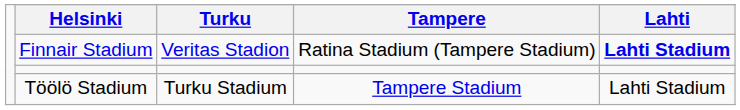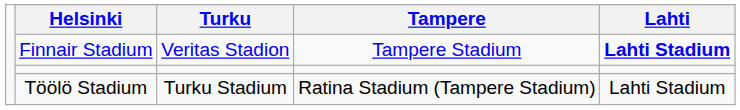(447, 49) Ratina Stadium (Tampere Stadium) -> (447, 49) Tampere Stadium
(447, 88) Tampere Stadium -> (447, 88) Ratina Stadium (Tampere Stadium)
